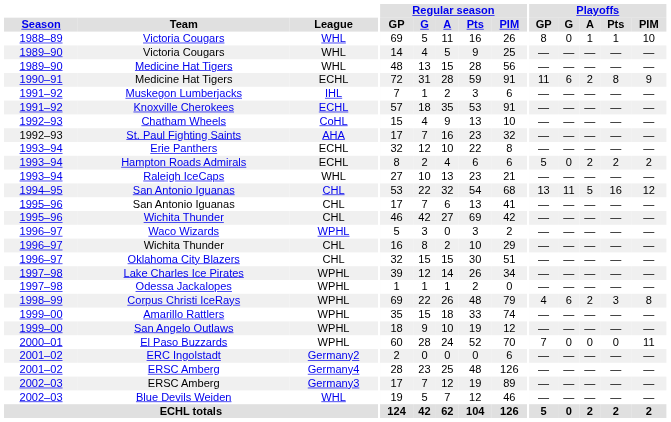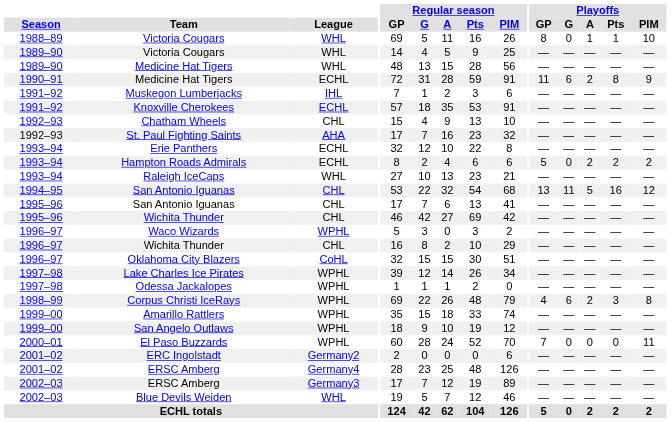(334, 121) CoHL -> (334, 121) CHL
(334, 259) CHL -> (334, 259) CoHL
